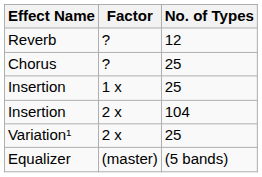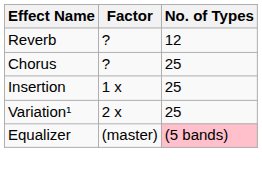- row: (37, 111)
(196, 159) no background -> (196, 135) pink background
